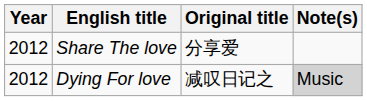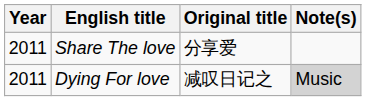(28, 48) 2012 -> (28, 48) 2011
(28, 79) 2012 -> (28, 79) 2011
